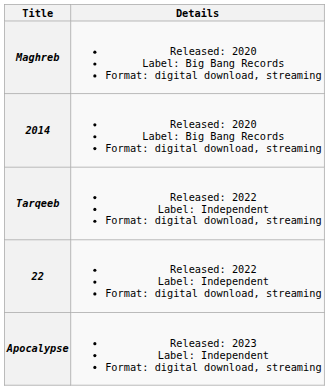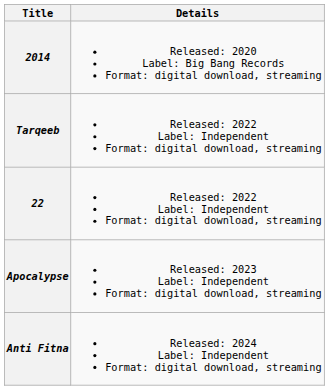- row: (38, 58)
+ row: (38, 349)
